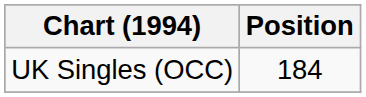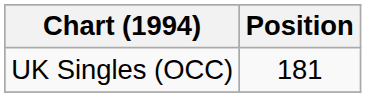(300, 69) 184 -> (300, 69) 181
